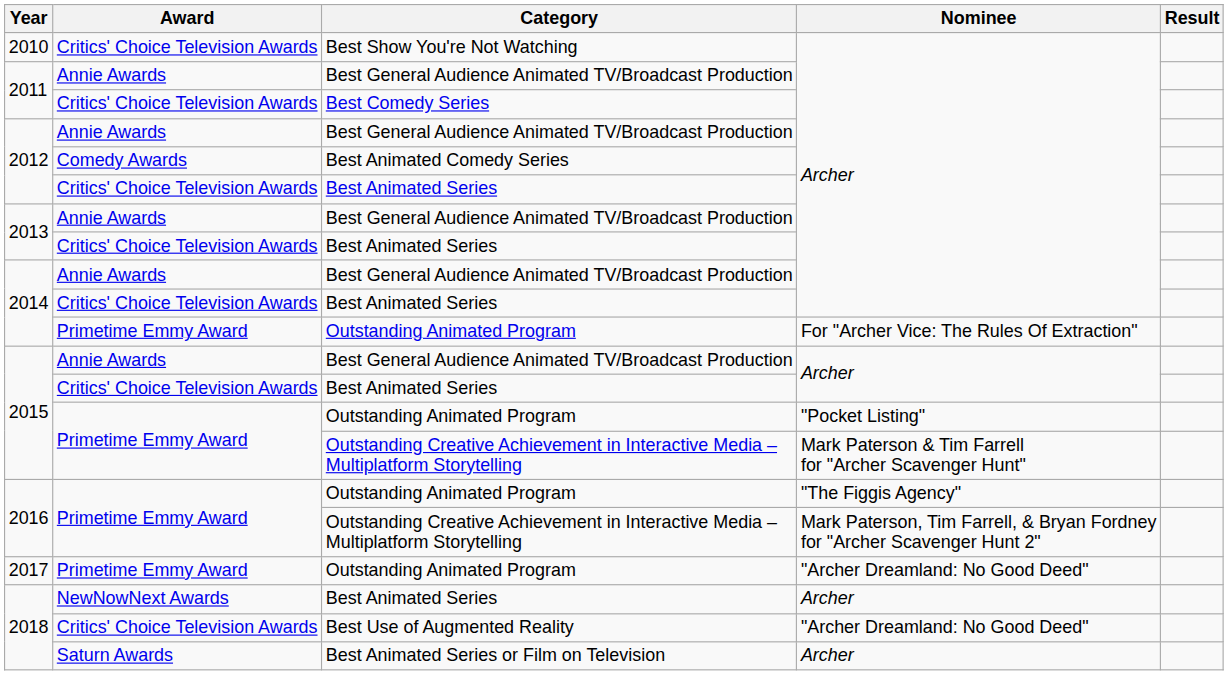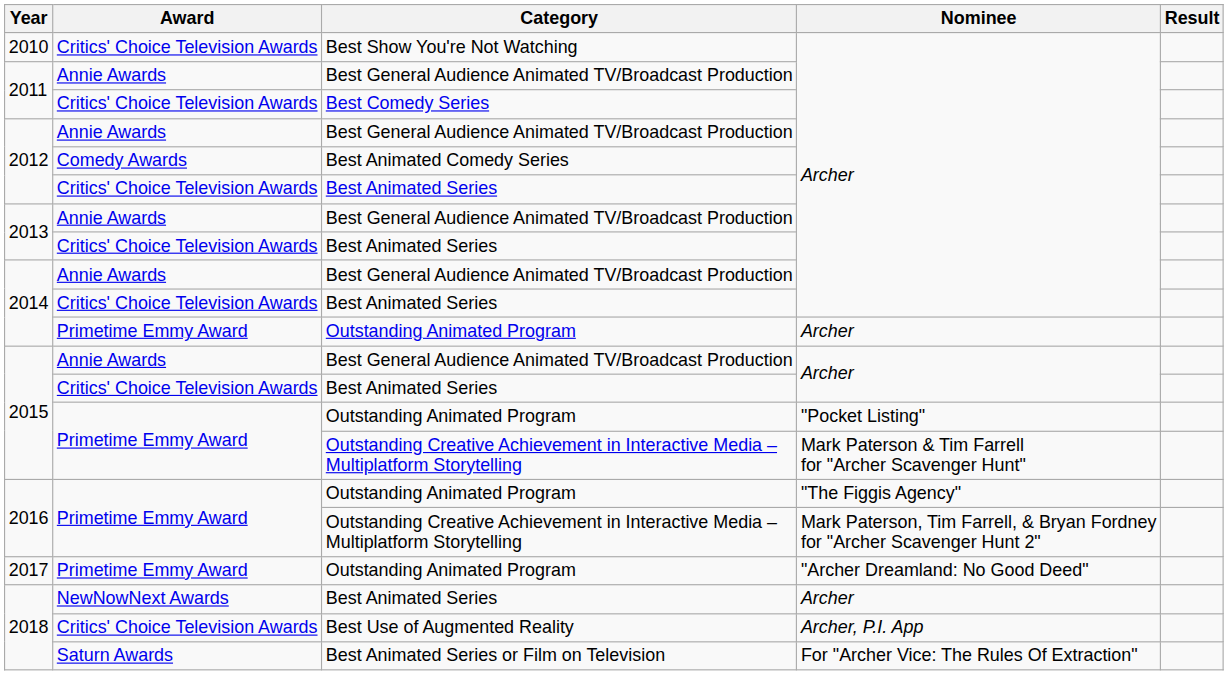(969, 331) For "Archer Vice: The Rules Of Extraction" -> (827, 331) Archer
(945, 627) "Archer Dreamland: No Good Deed" -> (862, 627) Archer, P.I. App
(827, 655) Archer -> (969, 655) For "Archer Vice: The Rules Of Extraction"
